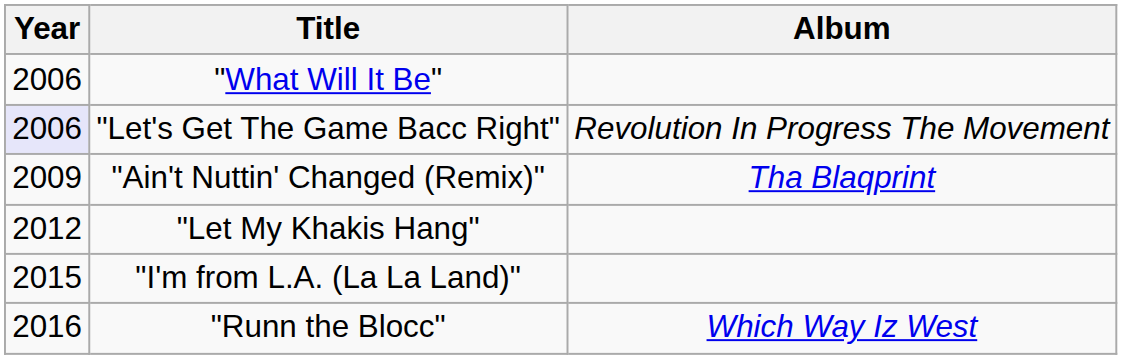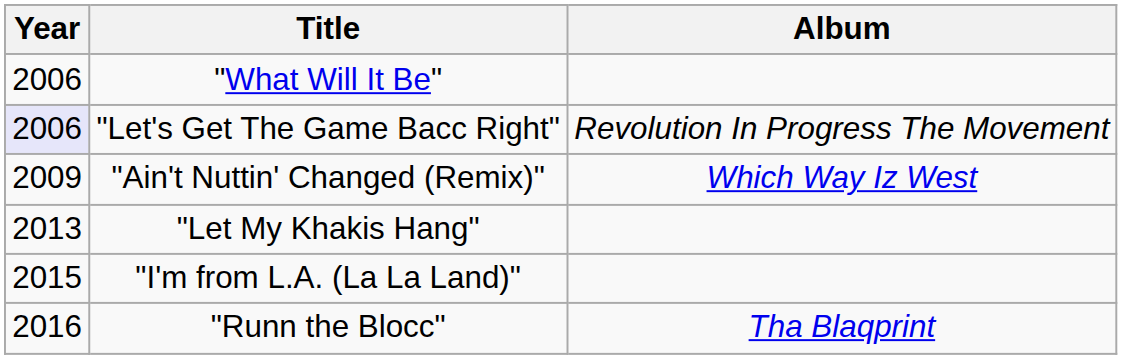(842, 178) Tha Blaqprint -> (842, 178) Which Way Iz West
(47, 228) 2012 -> (47, 228) 2013
(842, 327) Which Way Iz West -> (842, 327) Tha Blaqprint
